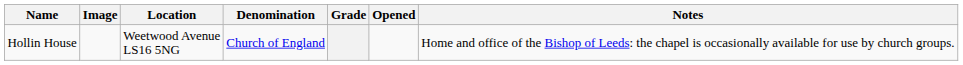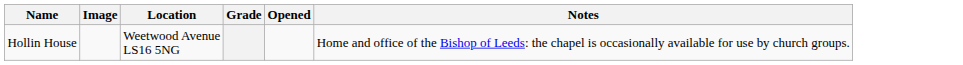- column: (276, 14)
